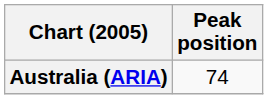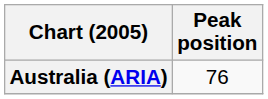(217, 76) 74 -> (217, 76) 76
